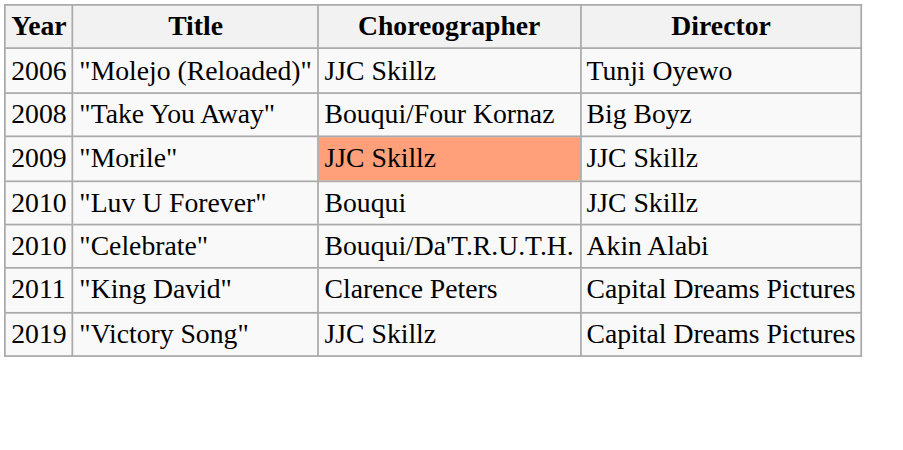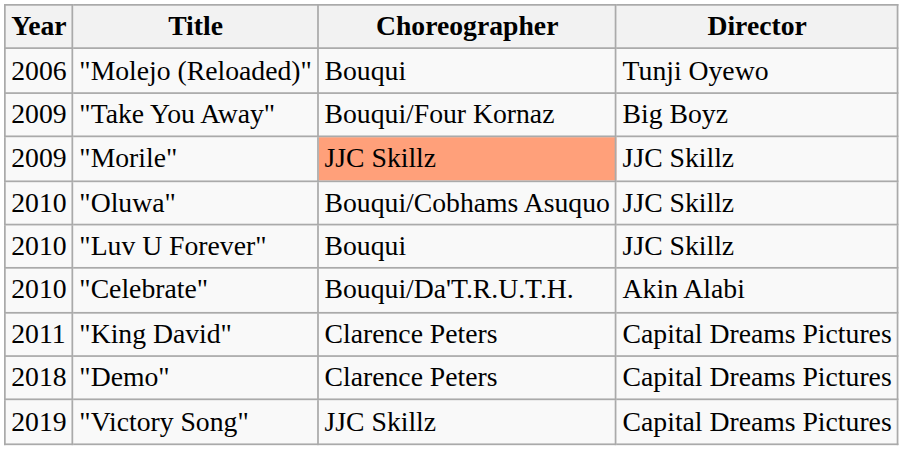(380, 70) JJC Skillz -> (365, 70) Bouqui
(39, 114) 2008 -> (39, 114) 2009
+ row: (128, 202)
+ row: (124, 377)
